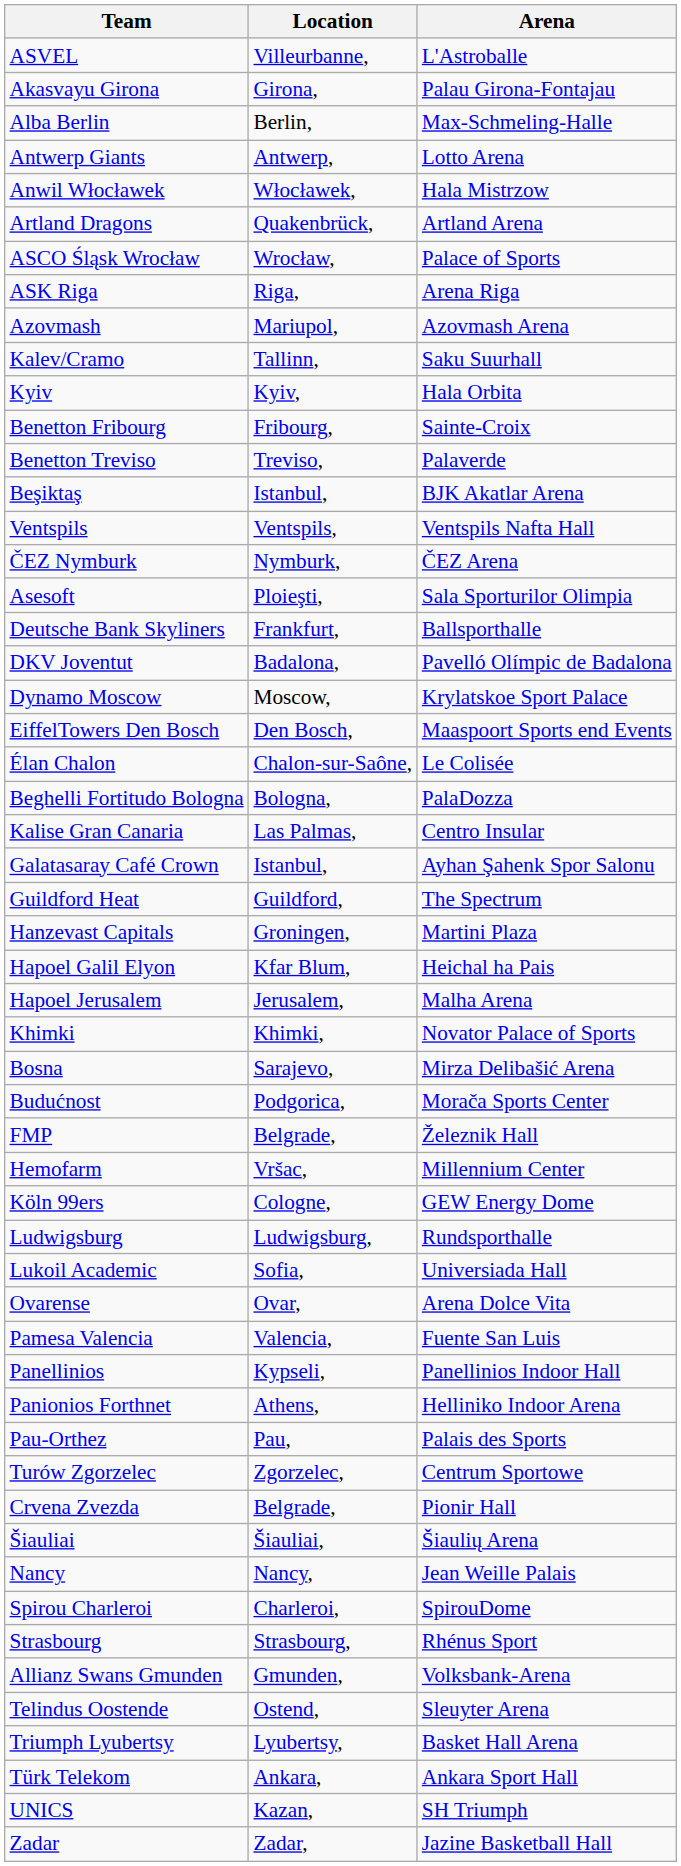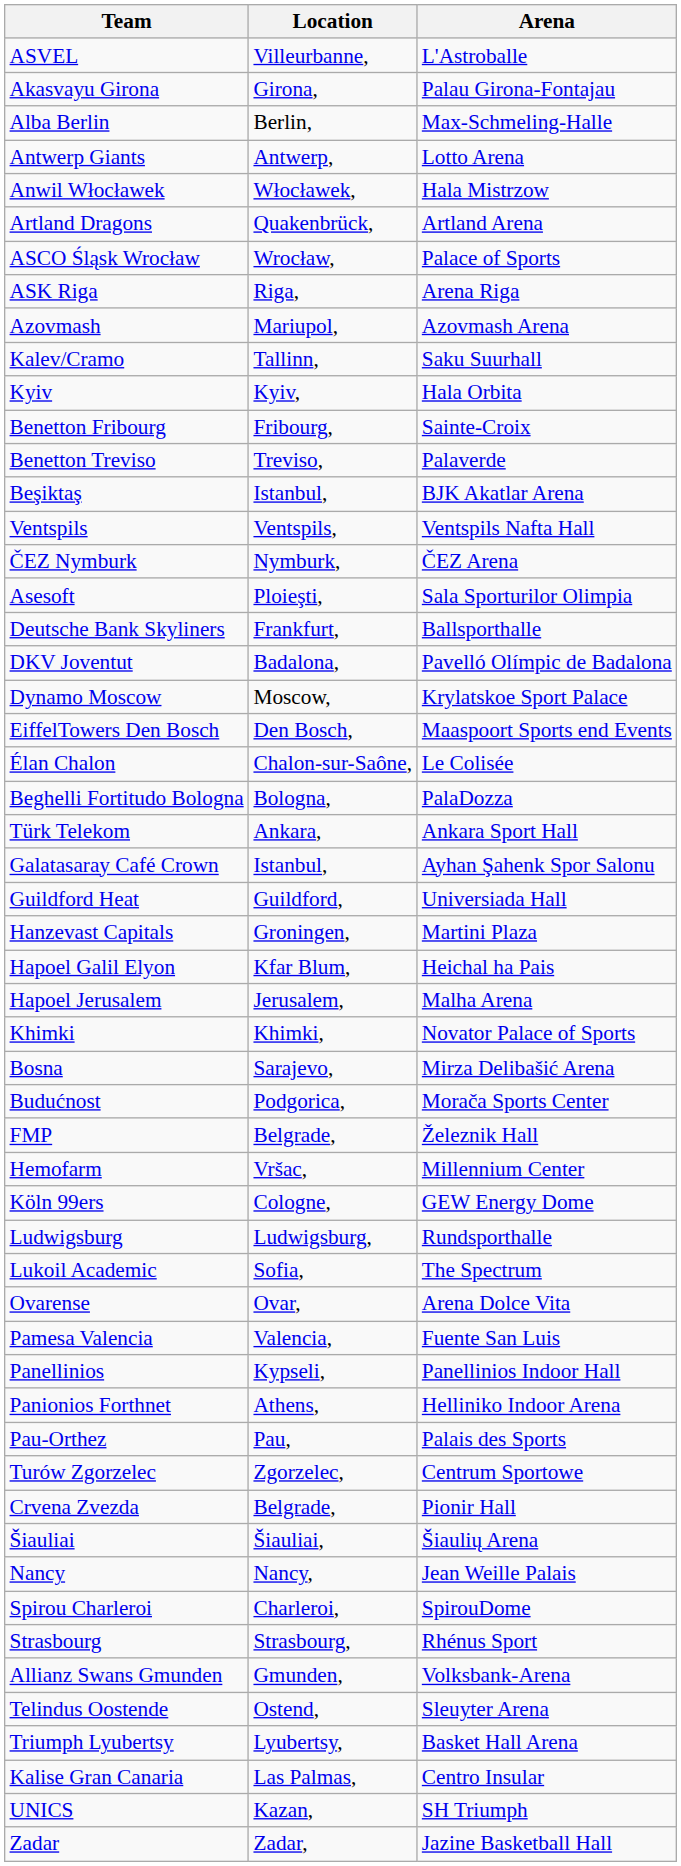rows swapped: (96, 831) <-> (70, 1776)
(482, 898) The Spectrum -> (494, 898) Universiada Hall
(494, 1270) Universiada Hall -> (482, 1270) The Spectrum
